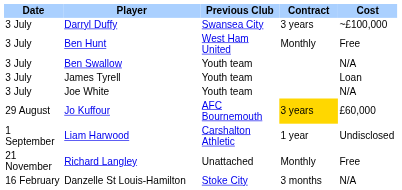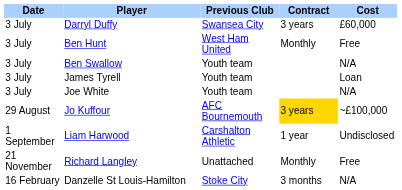(363, 24) ~£100,000 -> (358, 24) £60,000
(358, 111) £60,000 -> (363, 111) ~£100,000
